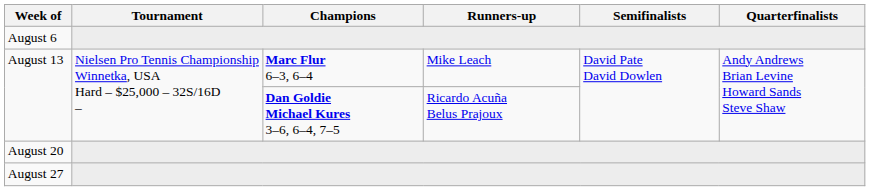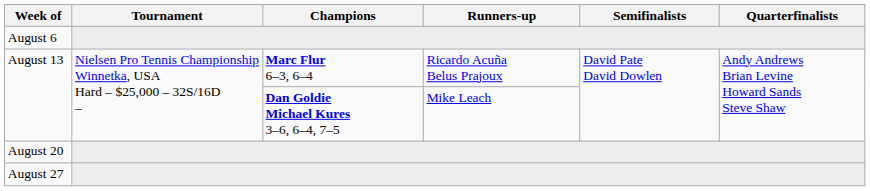(459, 59) Mike Leach -> (467, 67) Ricardo Acuña Belus Prajoux
(467, 105) Ricardo Acuña Belus Prajoux -> (459, 97) Mike Leach
